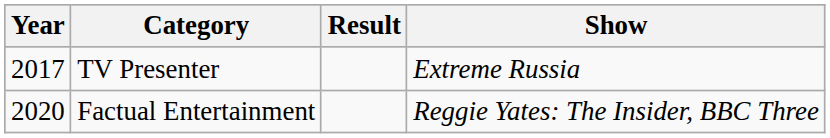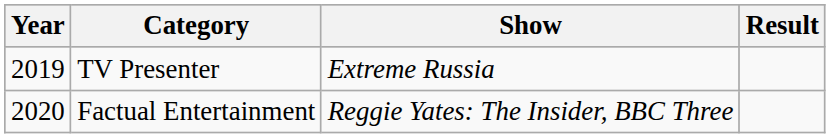columns swapped: (616, 25) <-> (364, 25)
(38, 68) 2017 -> (38, 68) 2019
